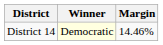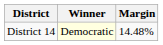(136, 31) 14.46% -> (136, 31) 14.48%
